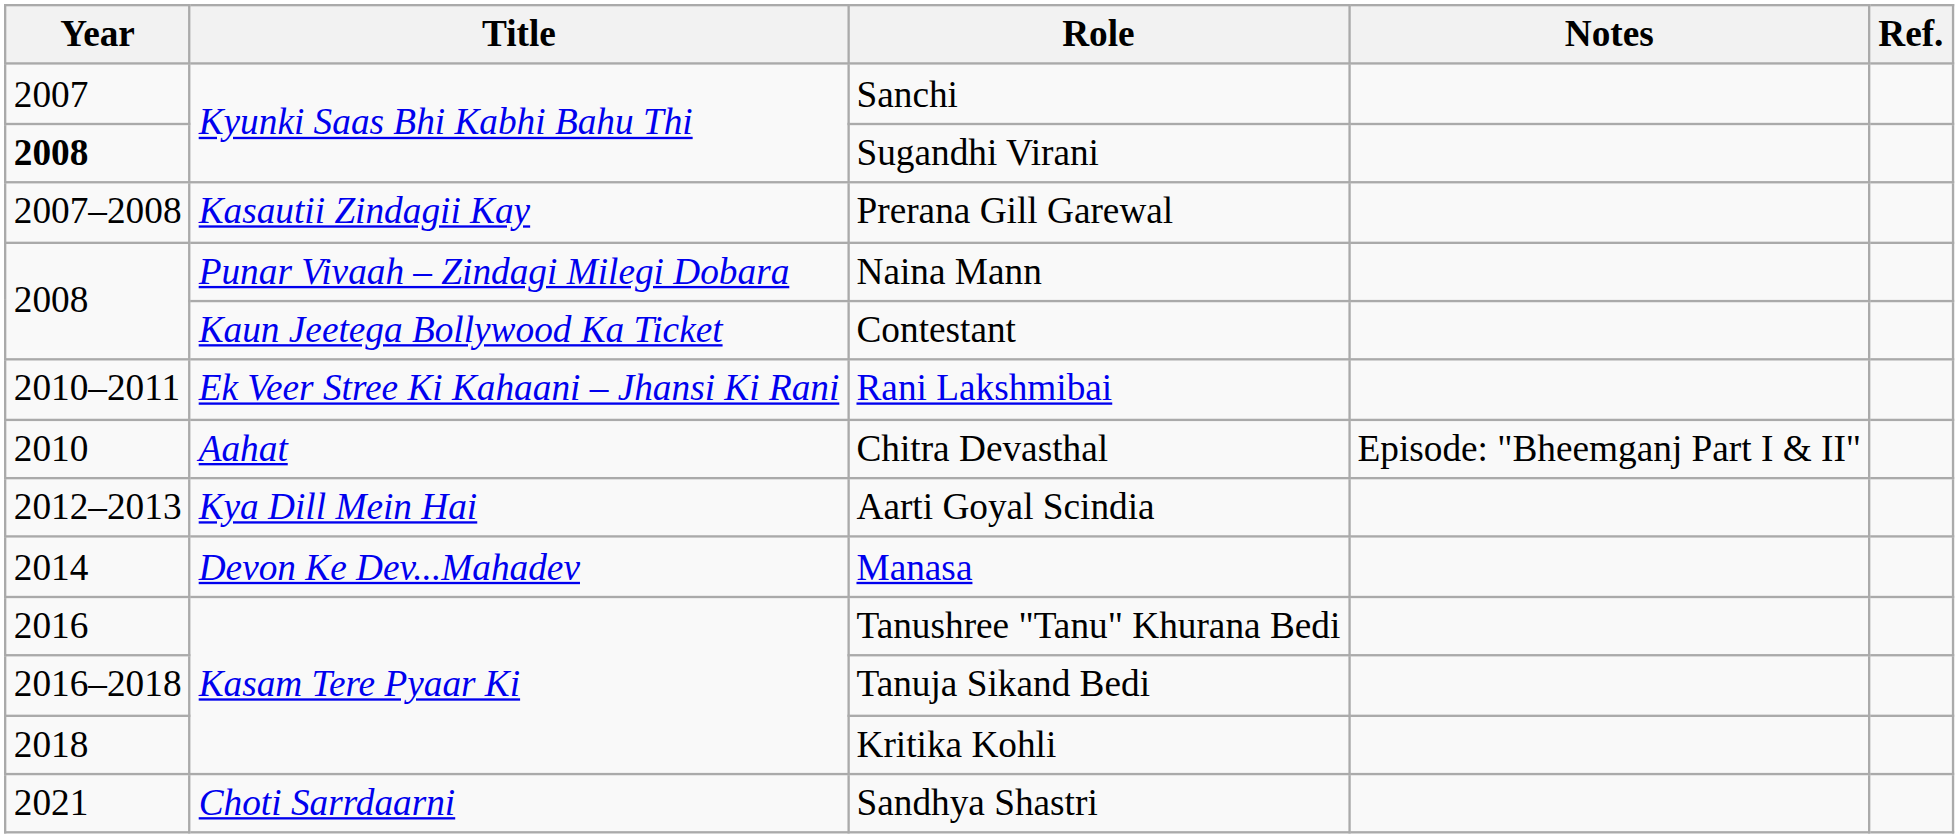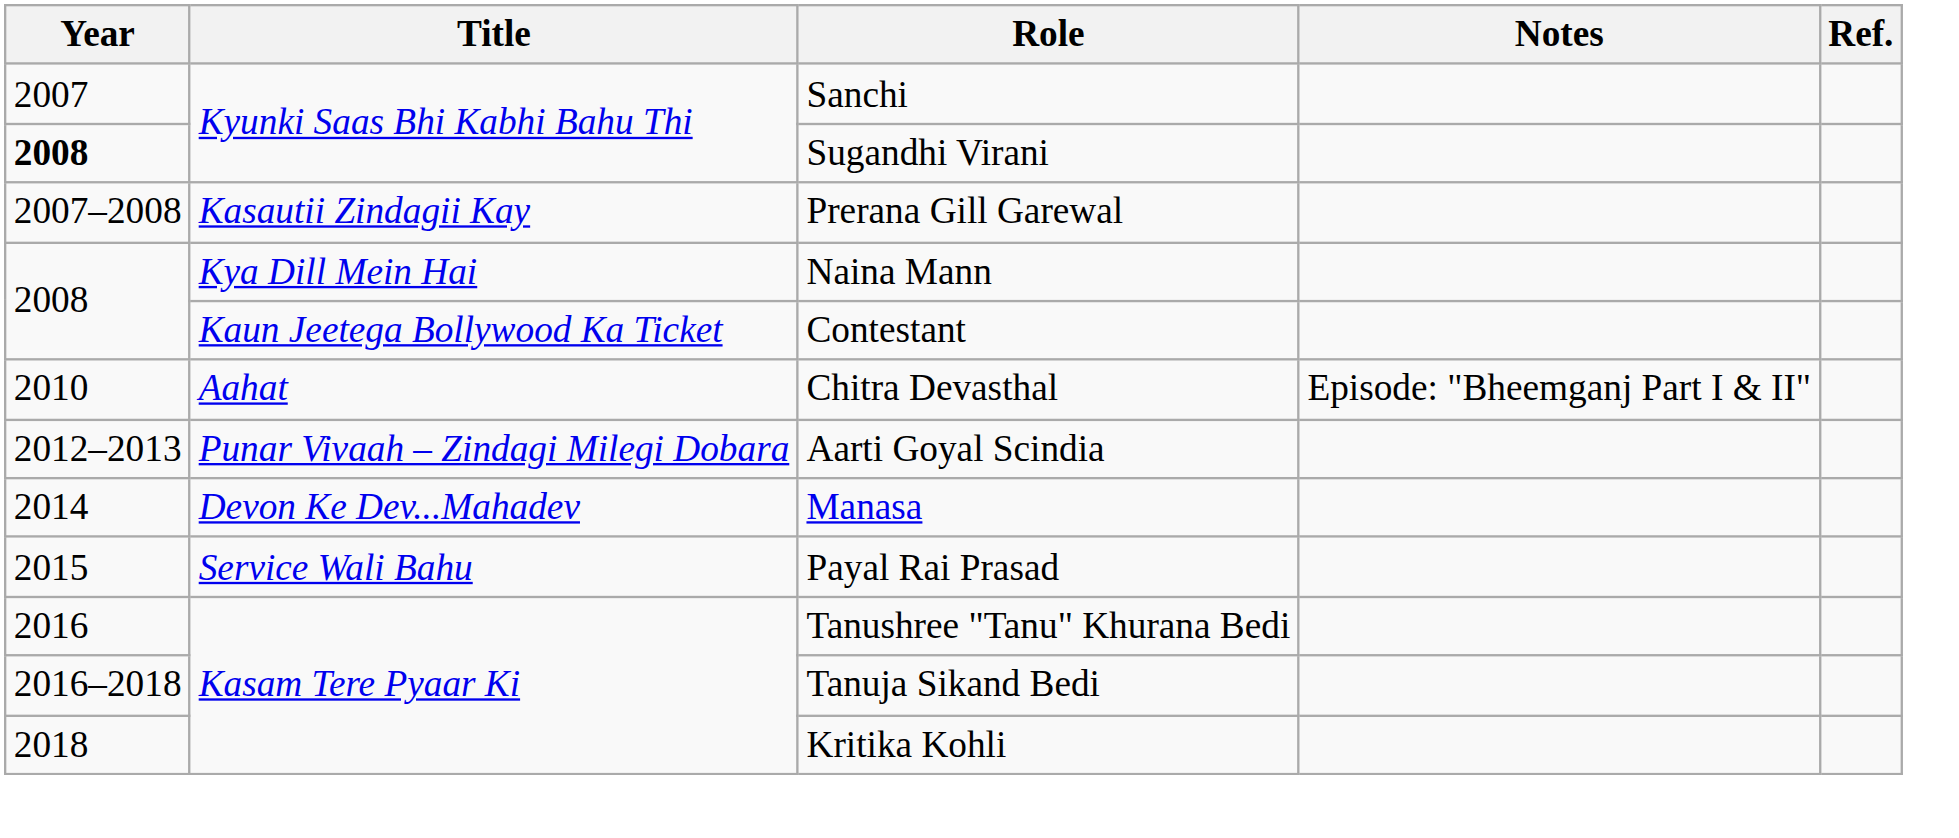(494, 270) Punar Vivaah – Zindagi Milegi Dobara -> (338, 270) Kya Dill Mein Hai
- row: (984, 388)
(338, 507) Kya Dill Mein Hai -> (494, 447) Punar Vivaah – Zindagi Milegi Dobara
+ row: (933, 566)
- row: (977, 802)
